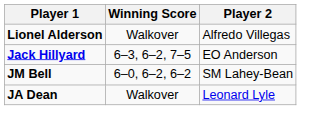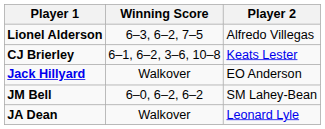(152, 34) Walkover -> (164, 34) 6–3, 6–2, 7–5
+ row: (41, 54)
(152, 54) 6–3, 6–2, 7–5 -> (164, 74) Walkover
